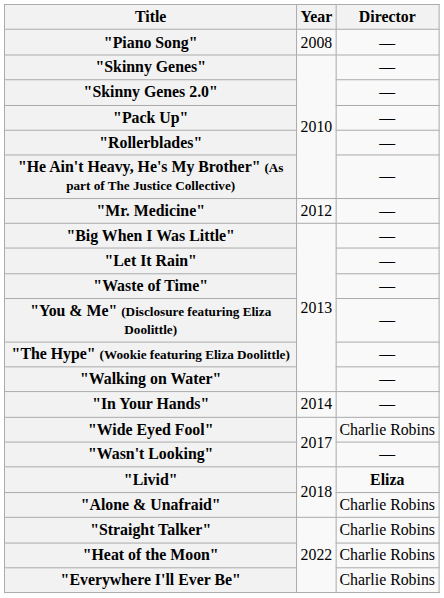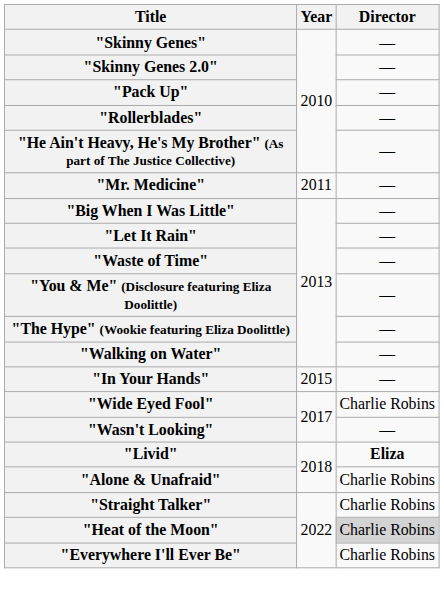- row: (151, 42)
(316, 210) 2012 -> (316, 185) 2011
(316, 404) 2014 -> (316, 379) 2015
(387, 555) no background -> (387, 530) lightgrey background
